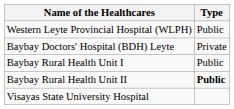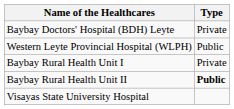rows swapped: (99, 29) <-> (90, 46)
(210, 63) Public -> (212, 63) Private
